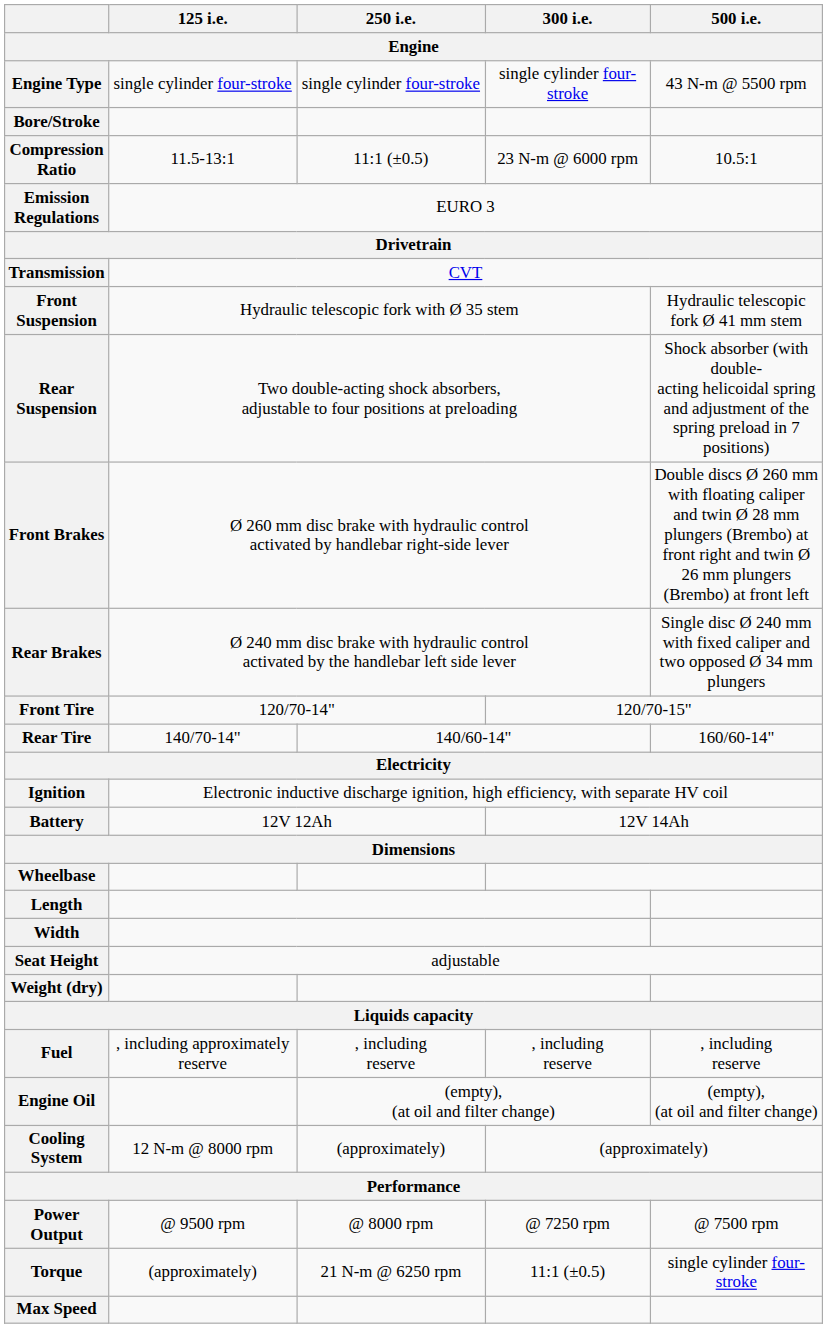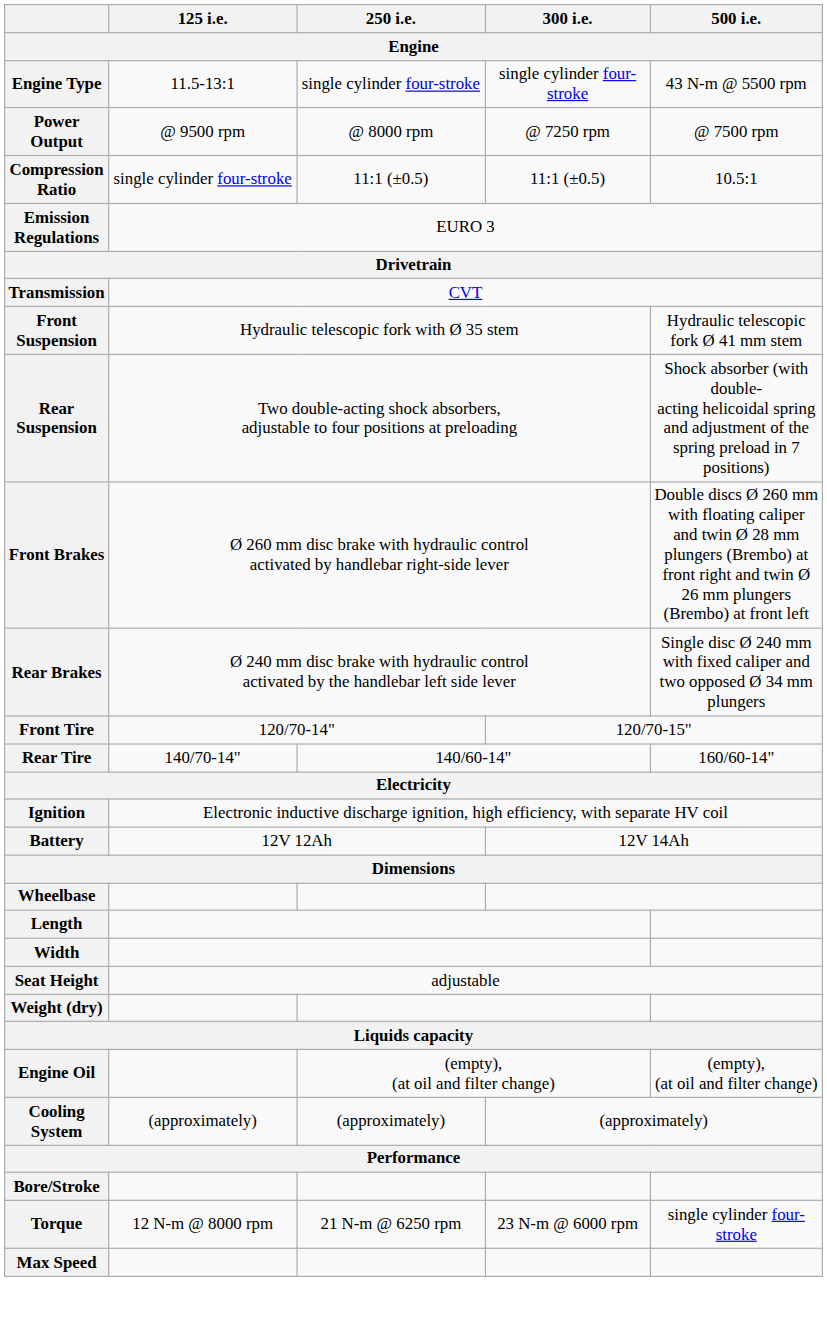(203, 84) single cylinder four-stroke -> (203, 84) 11.5-13:1
rows swapped: (57, 122) <-> (57, 1224)
(203, 159) 11.5-13:1 -> (203, 179) single cylinder four-stroke
(568, 159) 23 N-m @ 6000 rpm -> (568, 179) 11:1 (±0.5)
- row: (57, 1053)
(203, 1149) 12 N-m @ 8000 rpm -> (203, 1121) (approximately)
(203, 1272) (approximately) -> (203, 1224) 12 N-m @ 8000 rpm
(568, 1272) 11:1 (±0.5) -> (568, 1224) 23 N-m @ 6000 rpm
